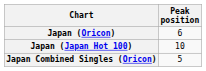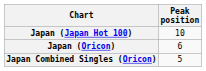rows swapped: (81, 46) <-> (81, 33)
